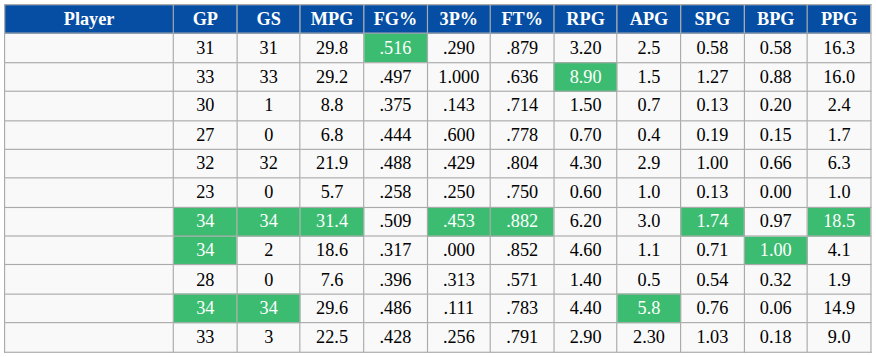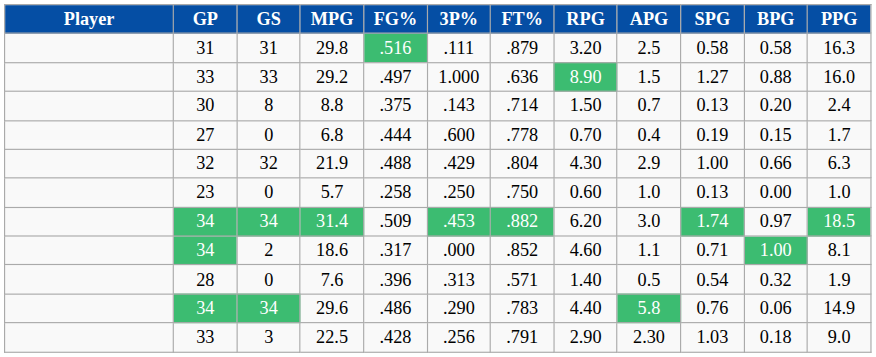(459, 47) .290 -> (459, 47) .111
(269, 105) 1 -> (269, 105) 8
(839, 250) 4.1 -> (839, 250) 8.1
(459, 308) .111 -> (459, 308) .290
